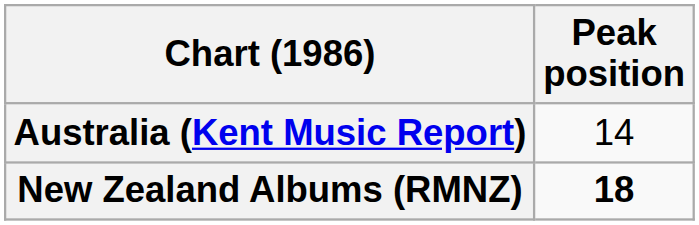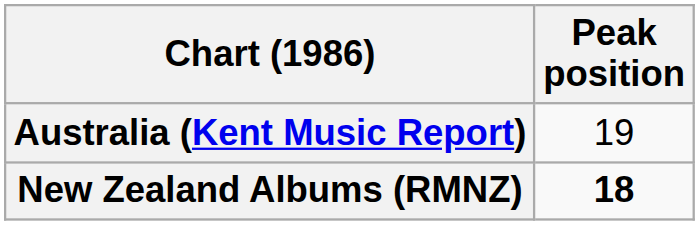(614, 132) 14 -> (614, 132) 19
